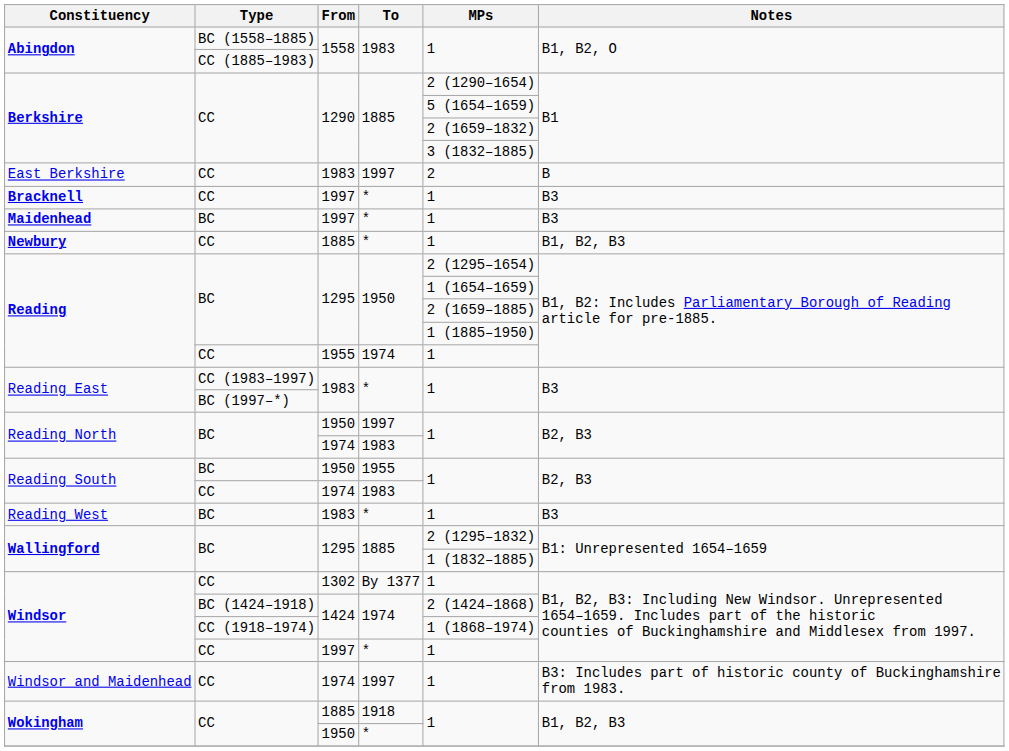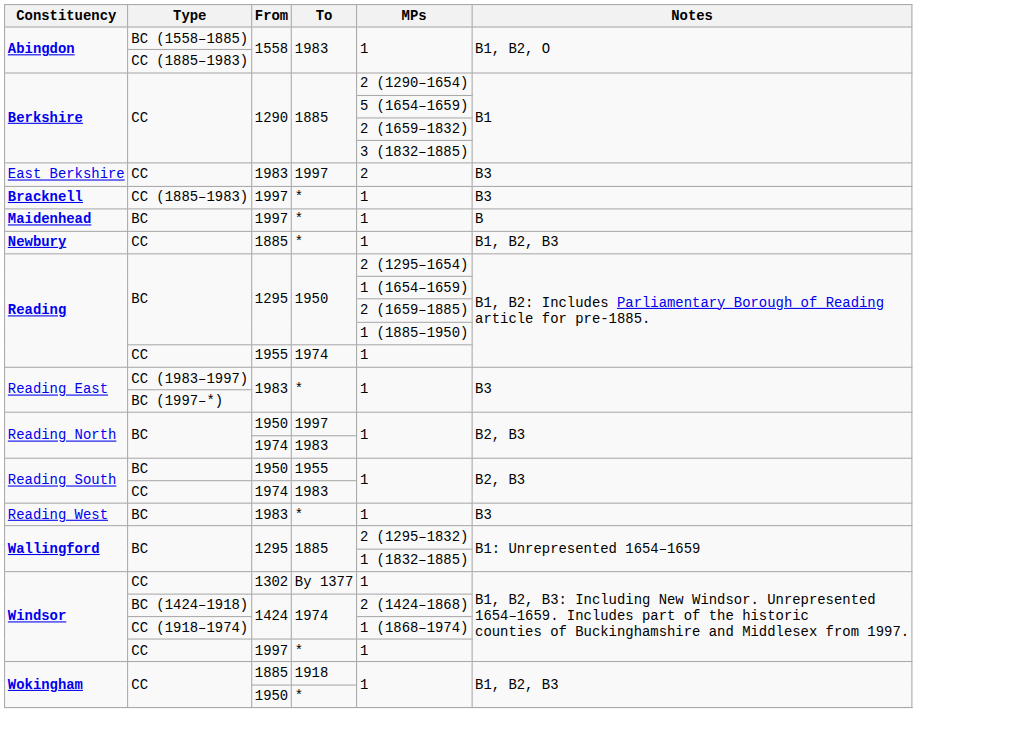(546, 175) B -> (483, 175) B3
(206, 197) CC -> (190, 197) CC (1885–1983)
(550, 220) B3 -> (479, 220) B
- row: (100, 681)
